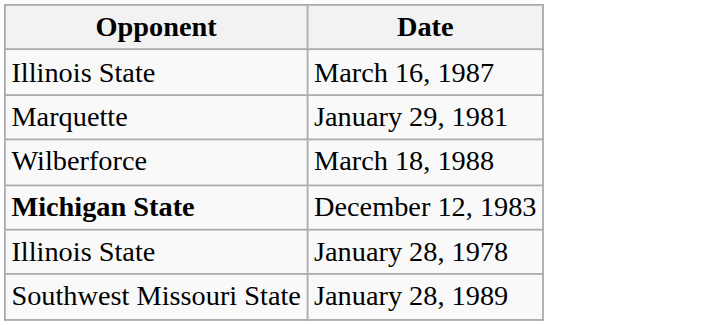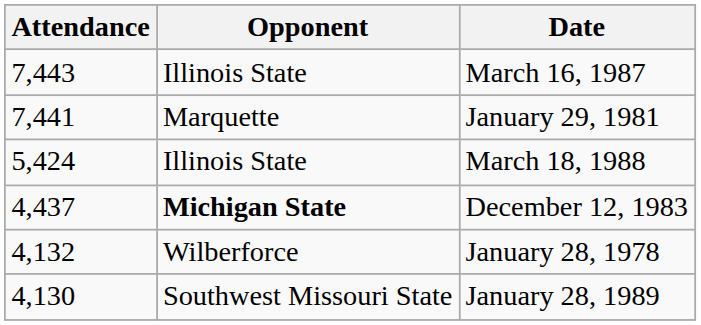+ column: (81, 26)
(79, 161) Wilberforce -> (235, 161) Illinois State
(83, 251) Illinois State -> (231, 251) Wilberforce
